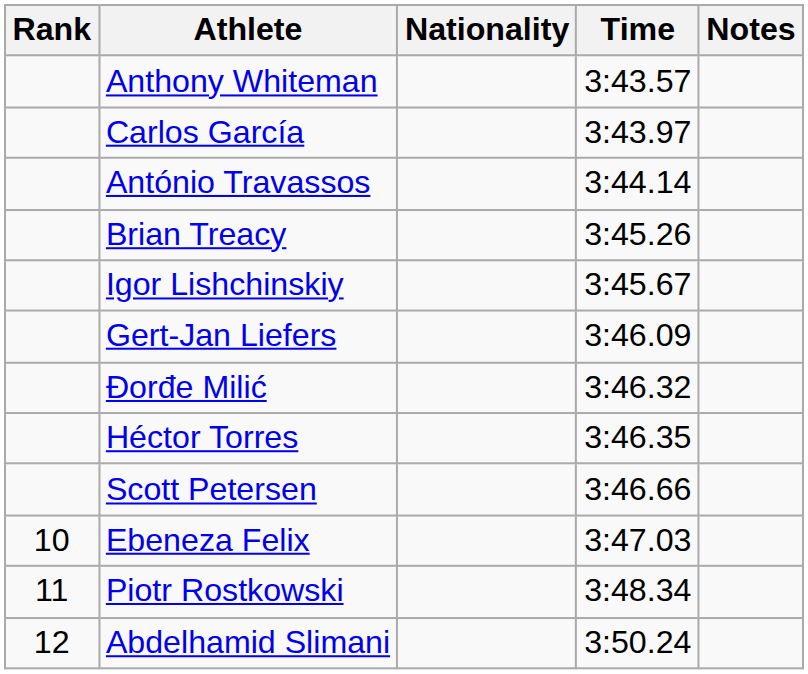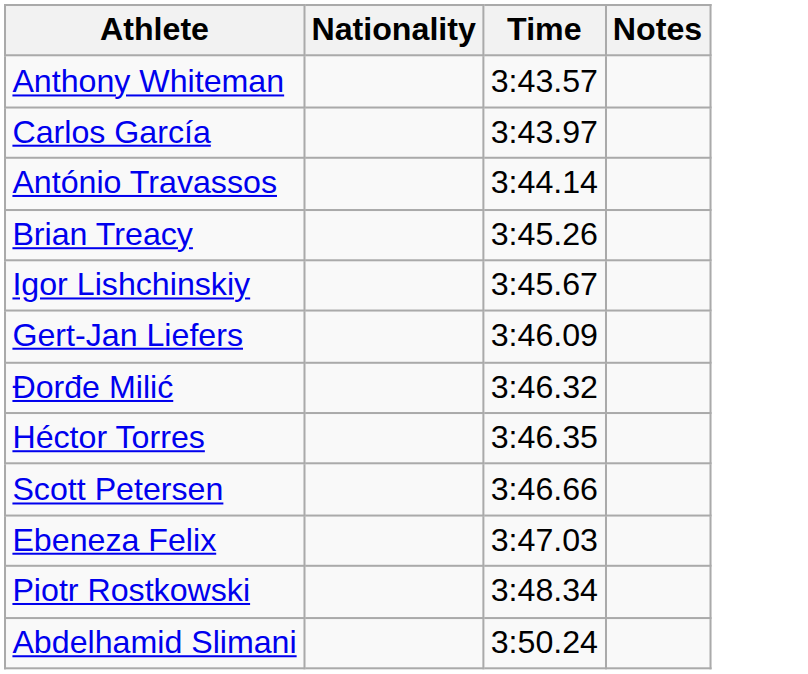- column: (52, 30)
